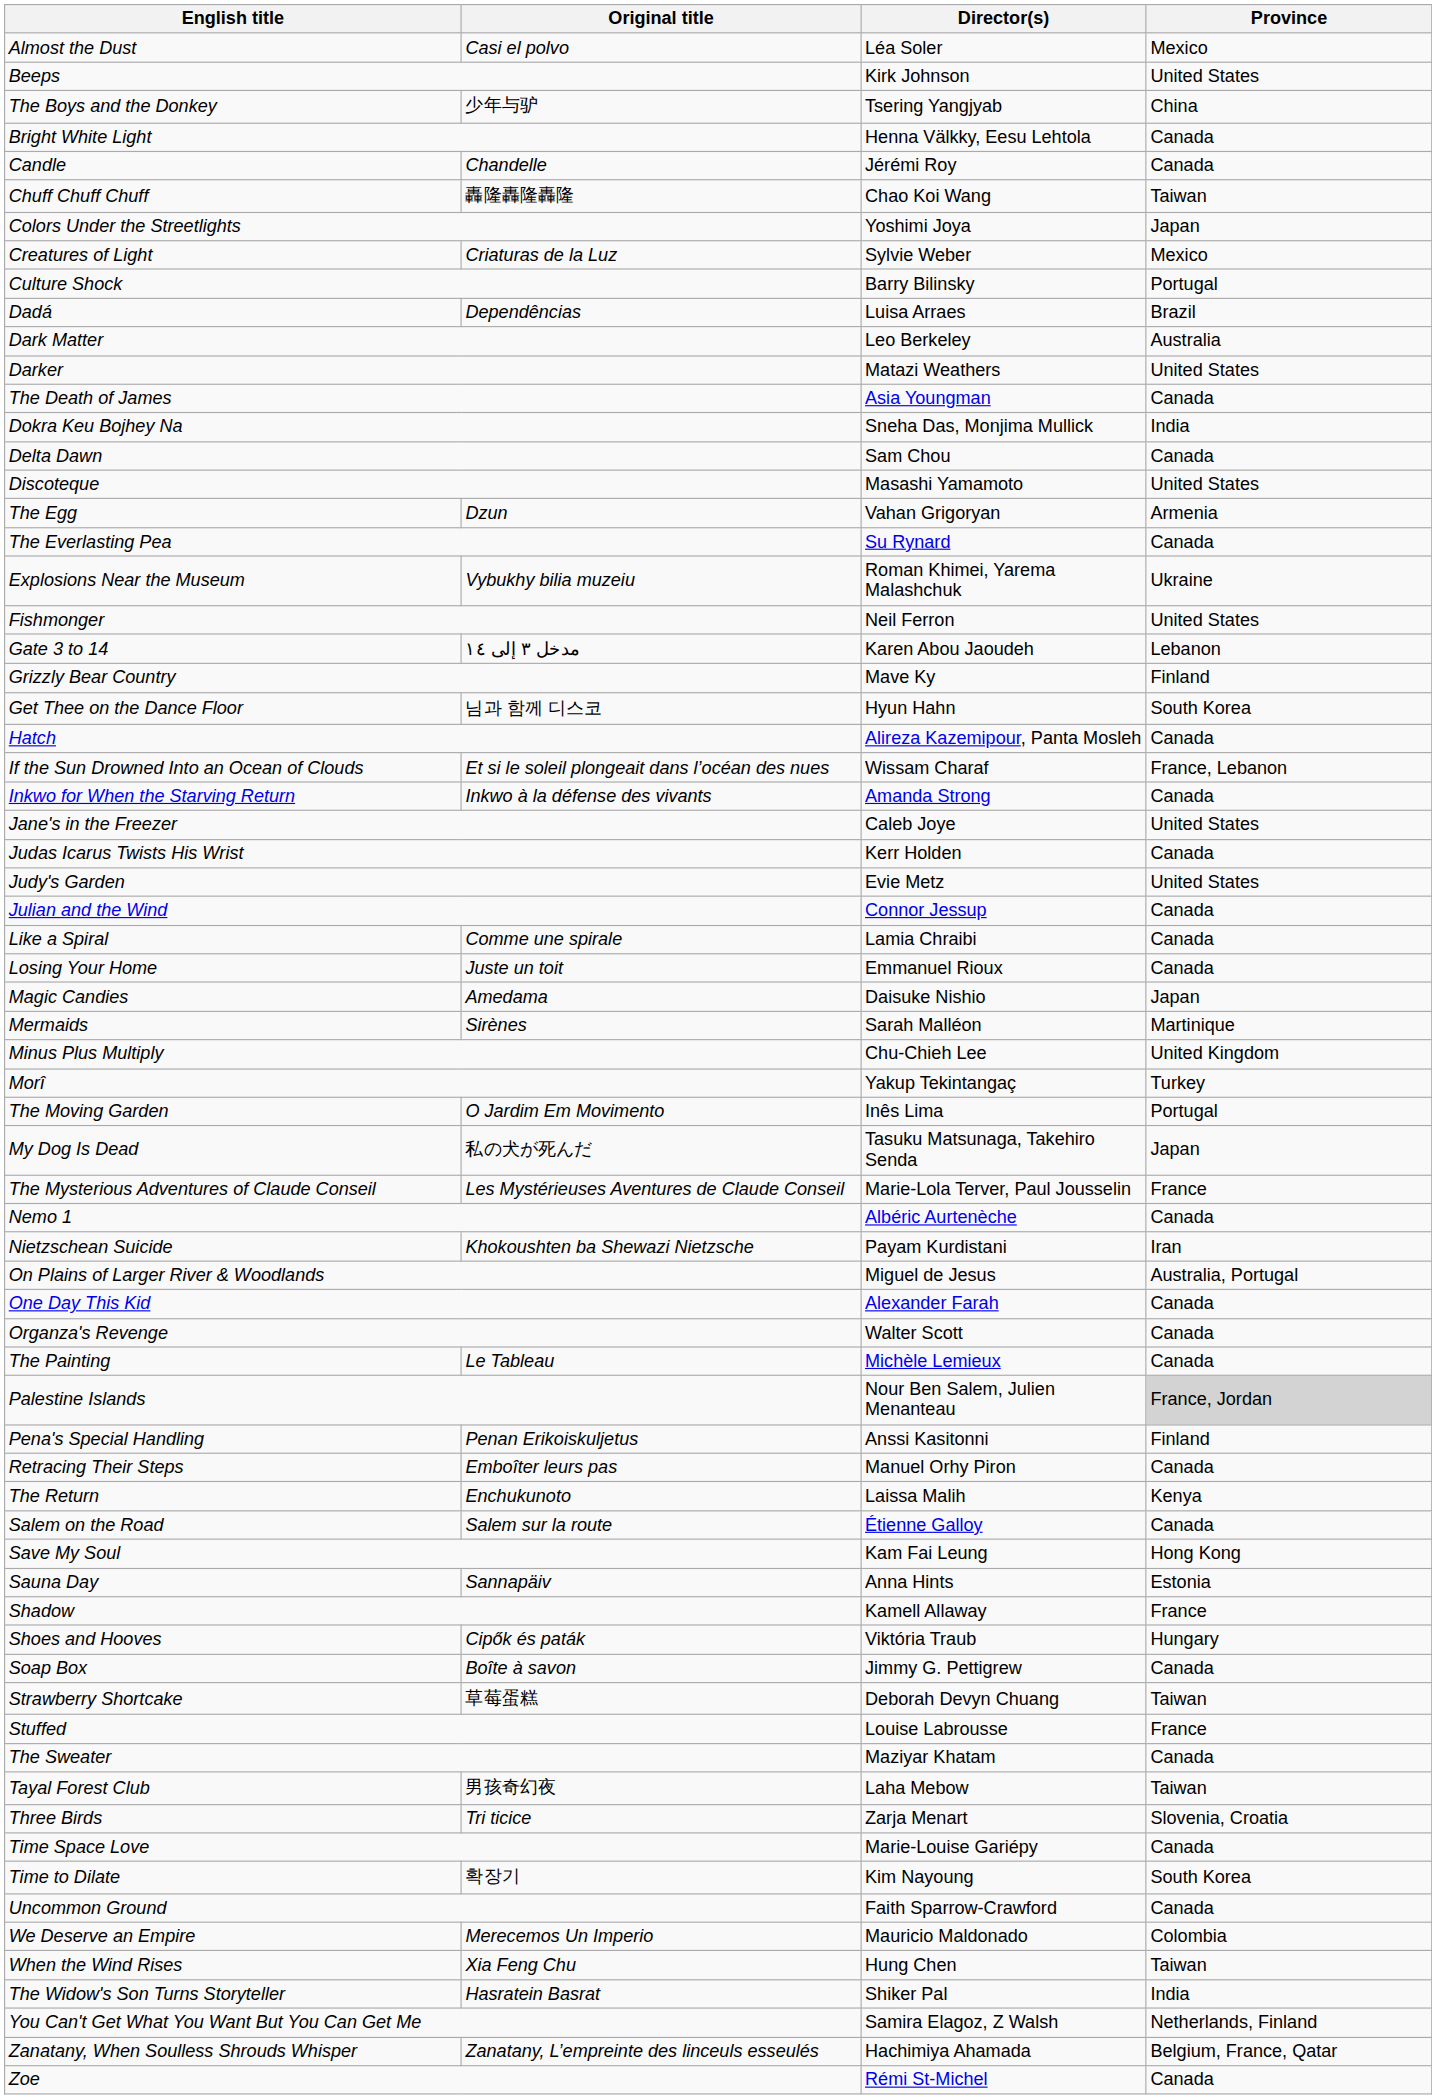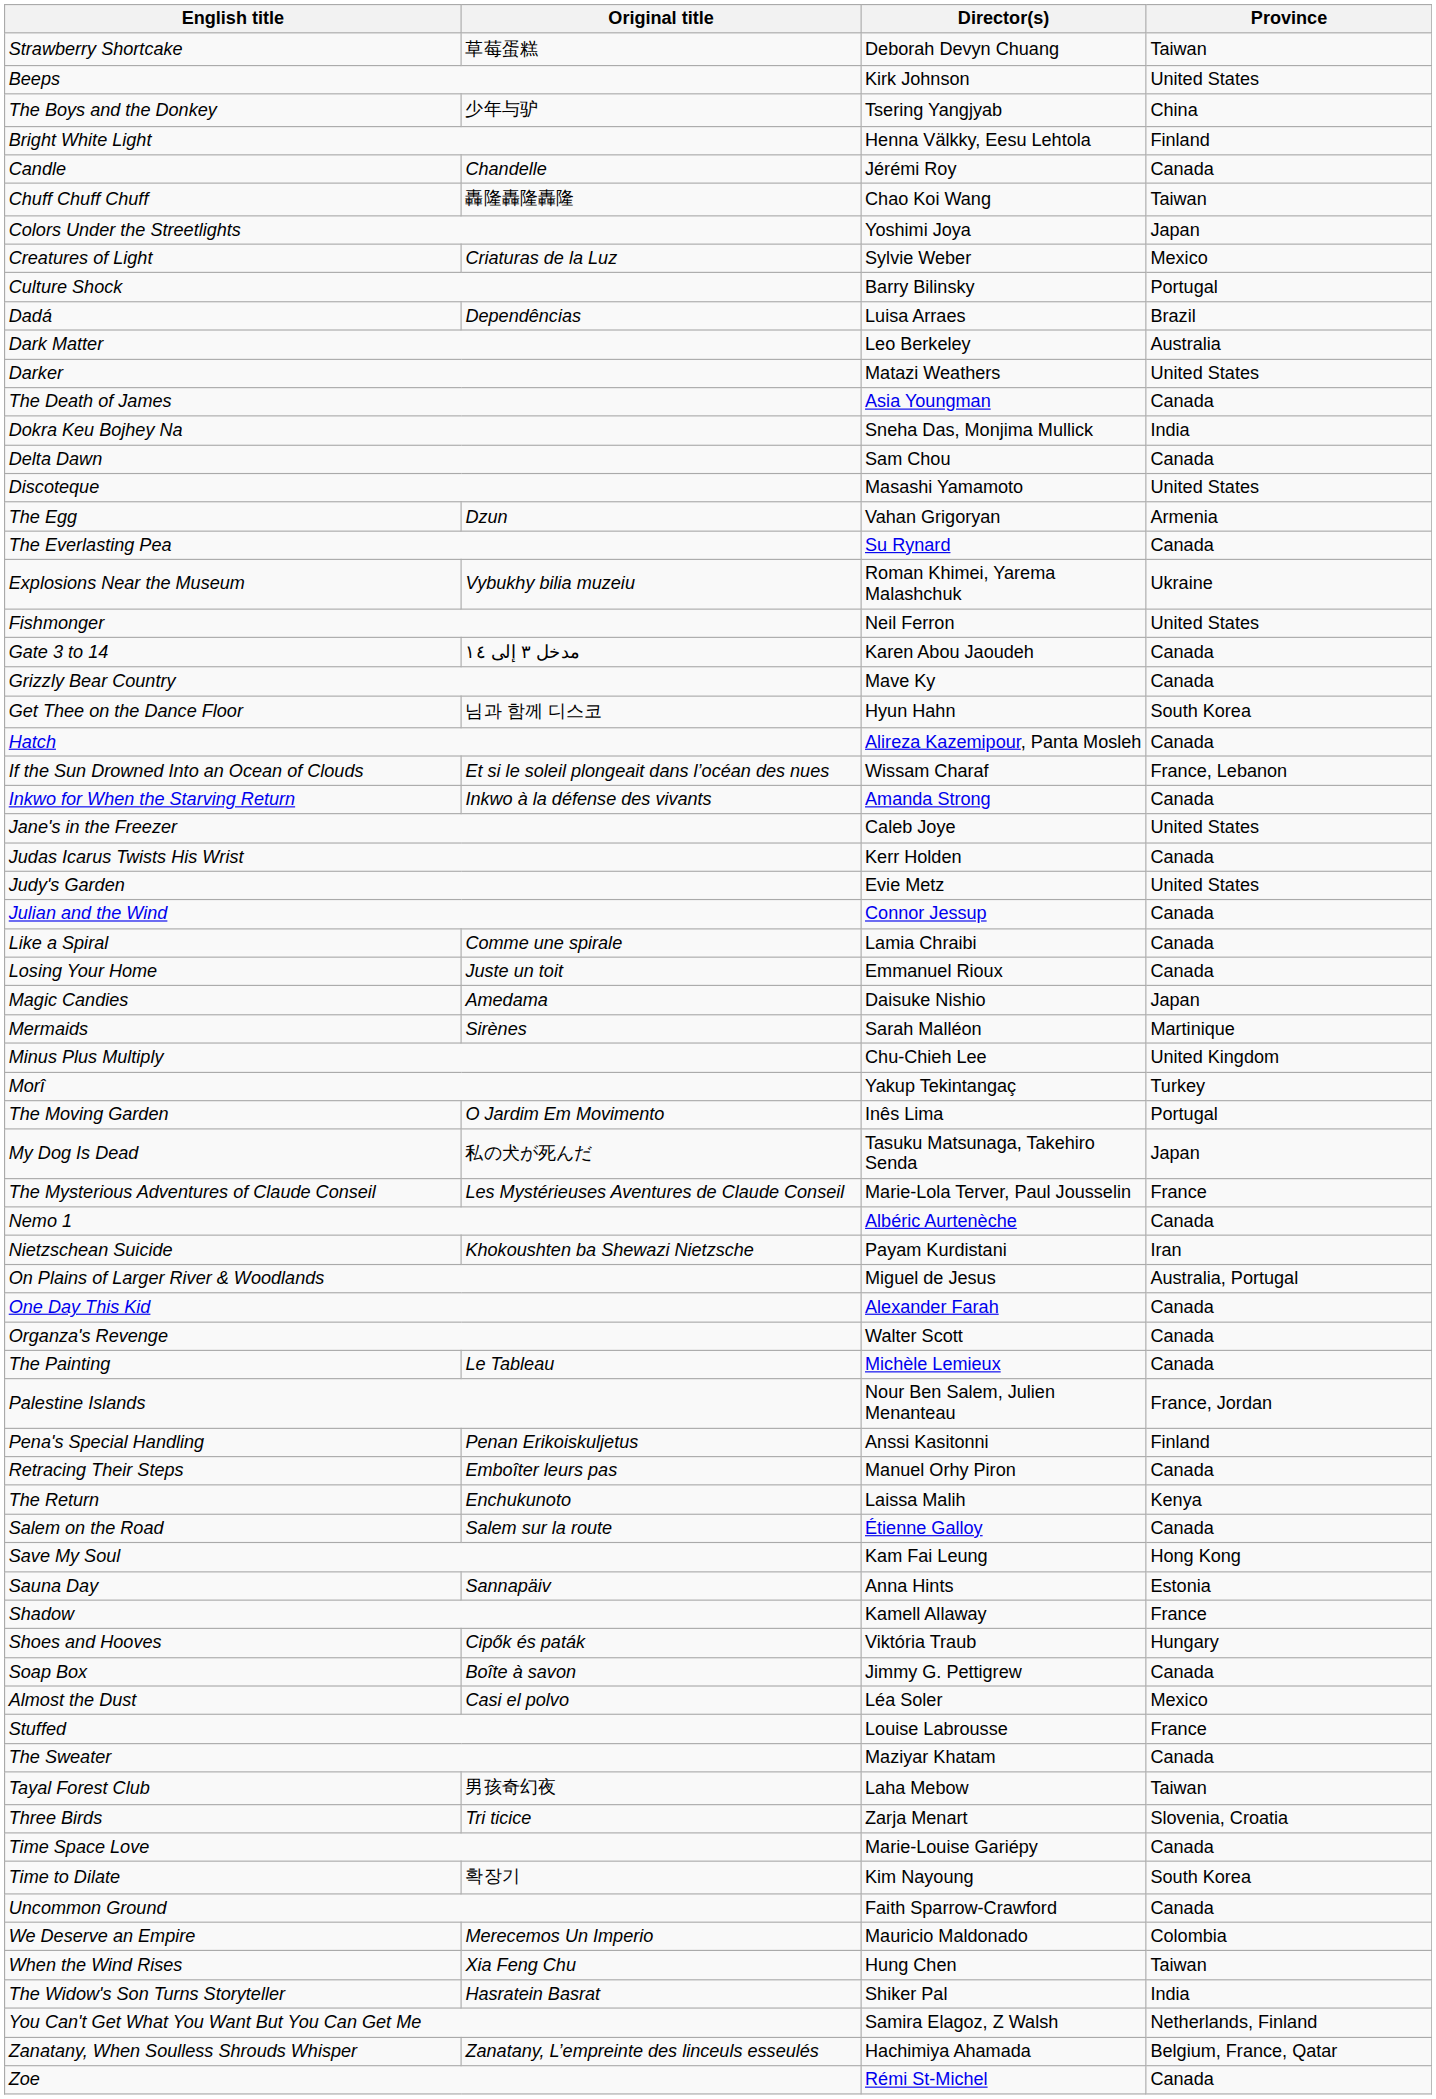rows swapped: (73, 47) <-> (96, 1698)
(1182, 136) Canada -> (1180, 140) Finland
(1186, 648) Lebanon -> (1182, 652) Canada
(1180, 677) Finland -> (1182, 681) Canada
(1211, 1399) lightgrey background -> (1211, 1403) no background
